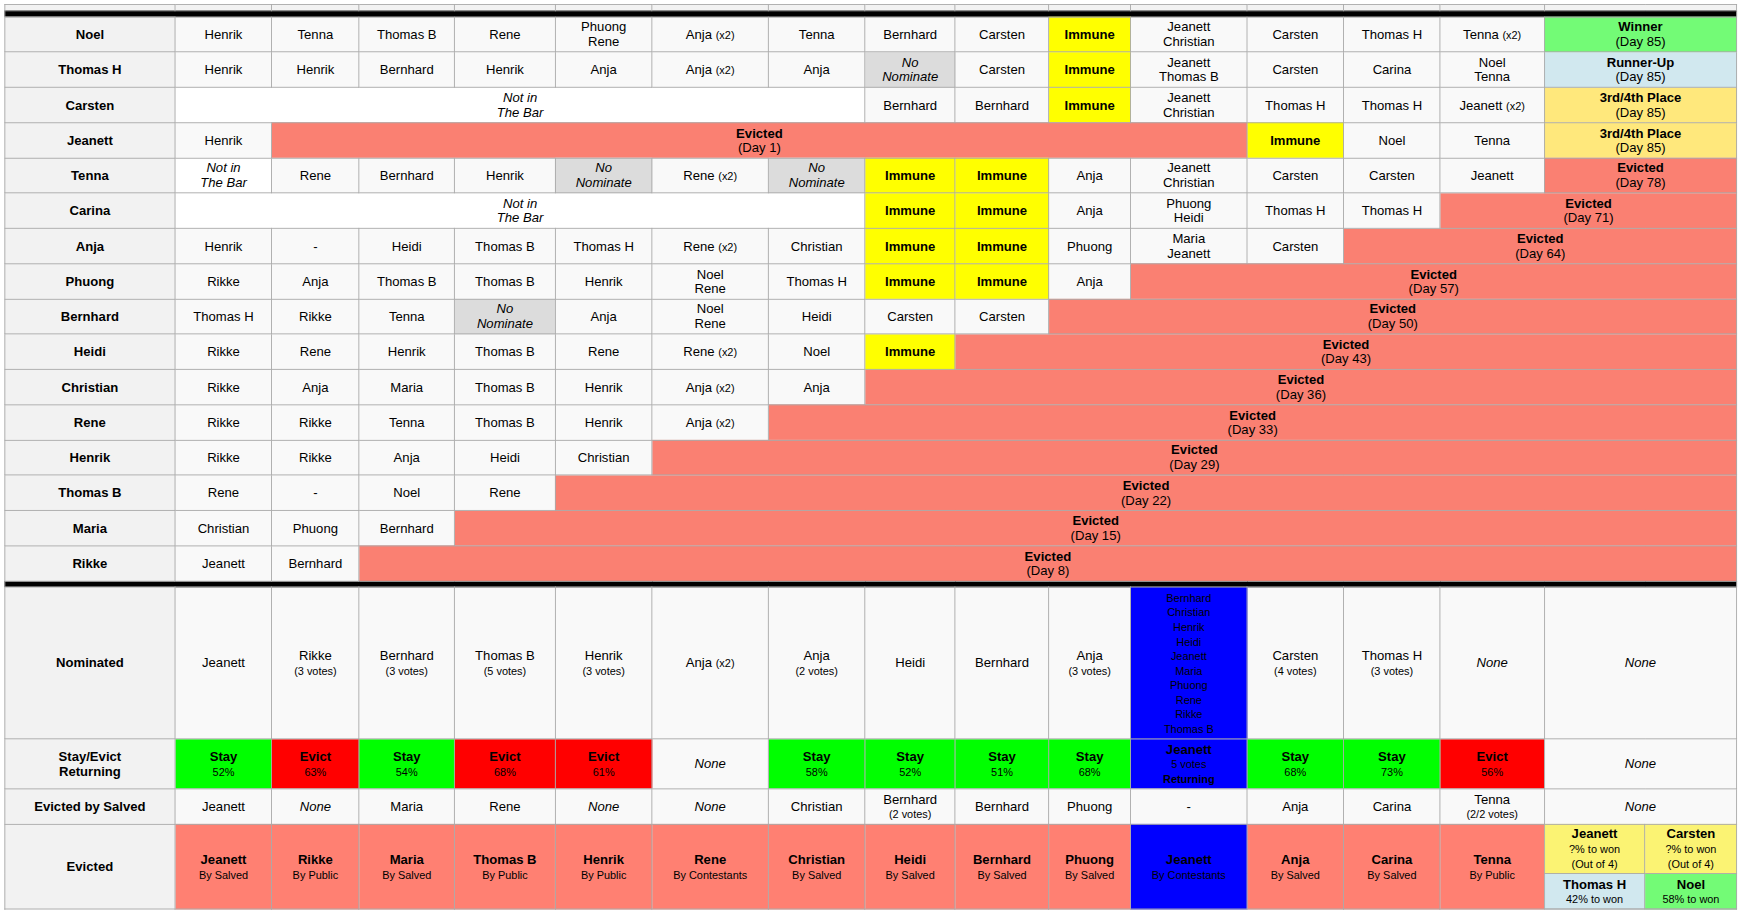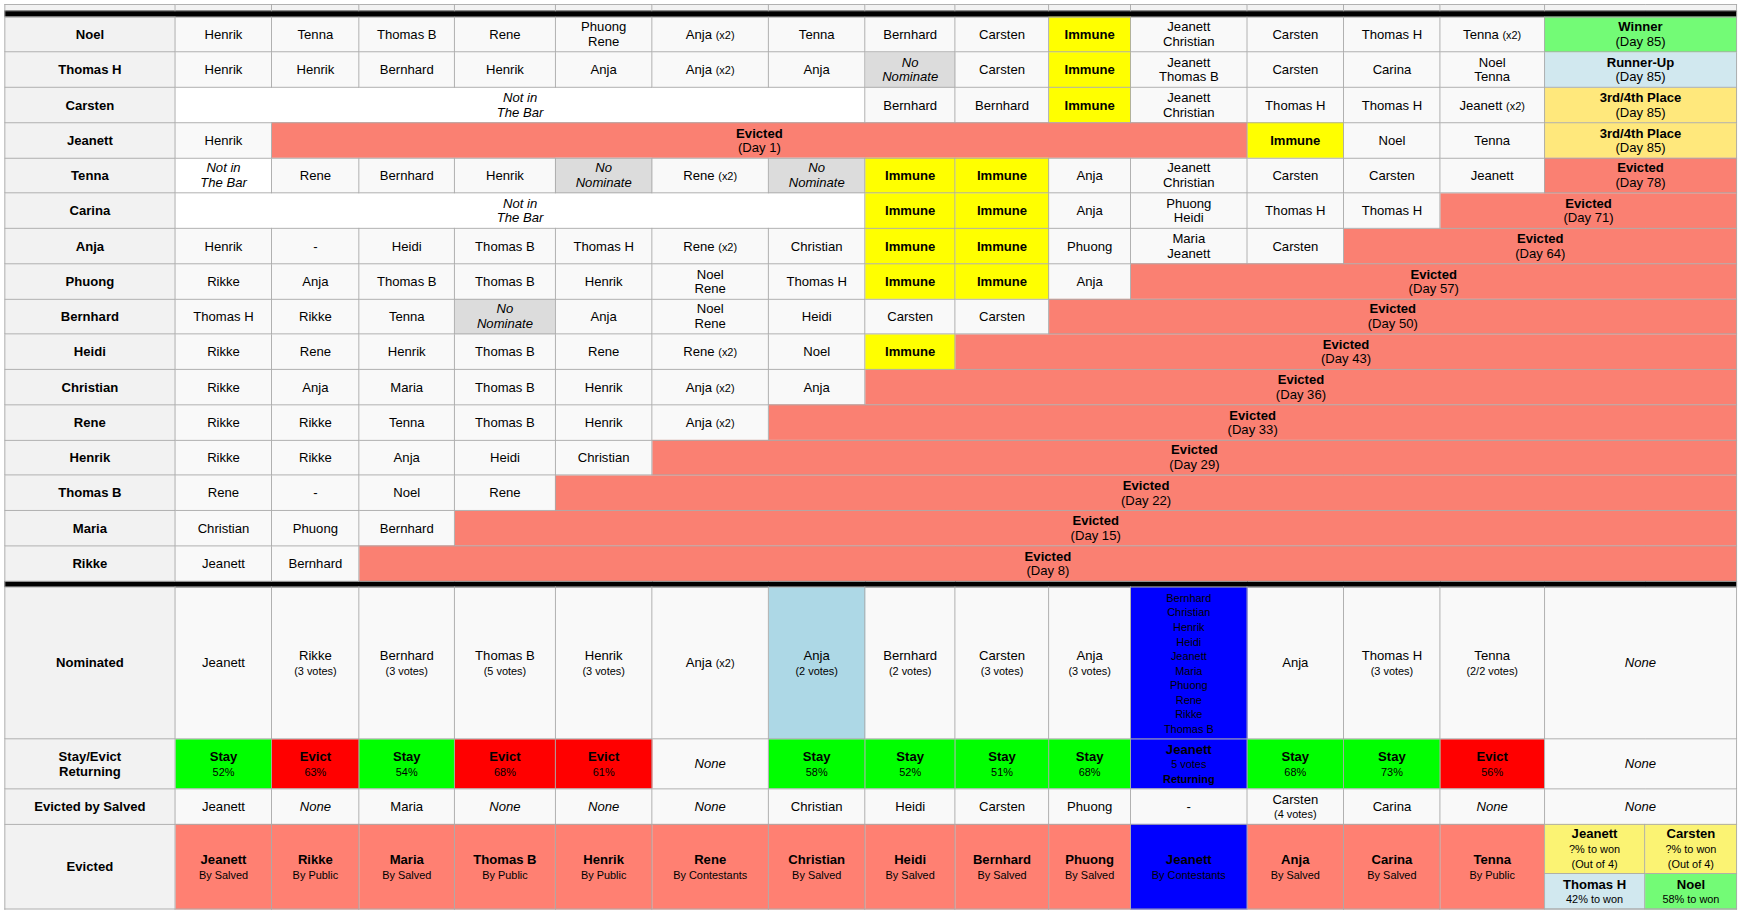(817, 663) no background -> (817, 663) lightblue background
(910, 663) Heidi -> (910, 663) Bernhard (2 votes)
(1002, 663) Bernhard -> (1002, 663) Carsten (3 votes)
(1295, 663) Carsten (4 votes) -> (1295, 663) Anja
(1492, 663) None -> (1492, 663) Tenna (2/2 votes)
(505, 807) Rene -> (505, 807) None
(910, 807) Bernhard (2 votes) -> (910, 807) Heidi
(1002, 807) Bernhard -> (1002, 807) Carsten
(1295, 807) Anja -> (1295, 807) Carsten (4 votes)
(1492, 807) Tenna (2/2 votes) -> (1492, 807) None
